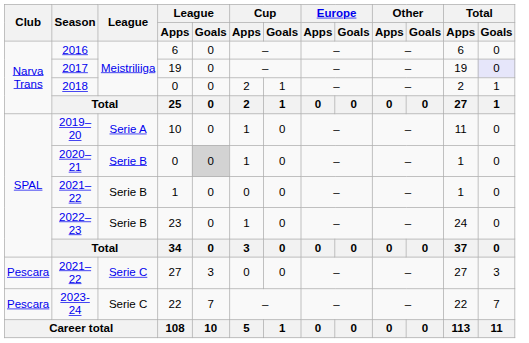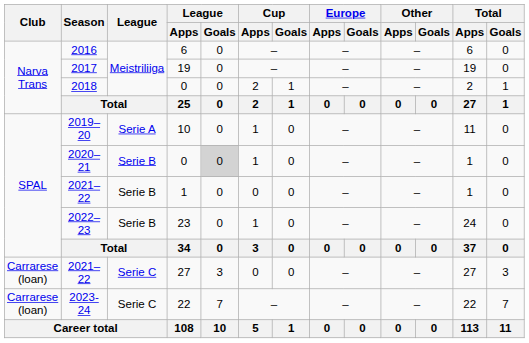(496, 68) lavender background -> (505, 68) no background
(28, 272) Pescara -> (33, 272) Carrarese (loan)
(28, 304) Pescara -> (33, 304) Carrarese (loan)
